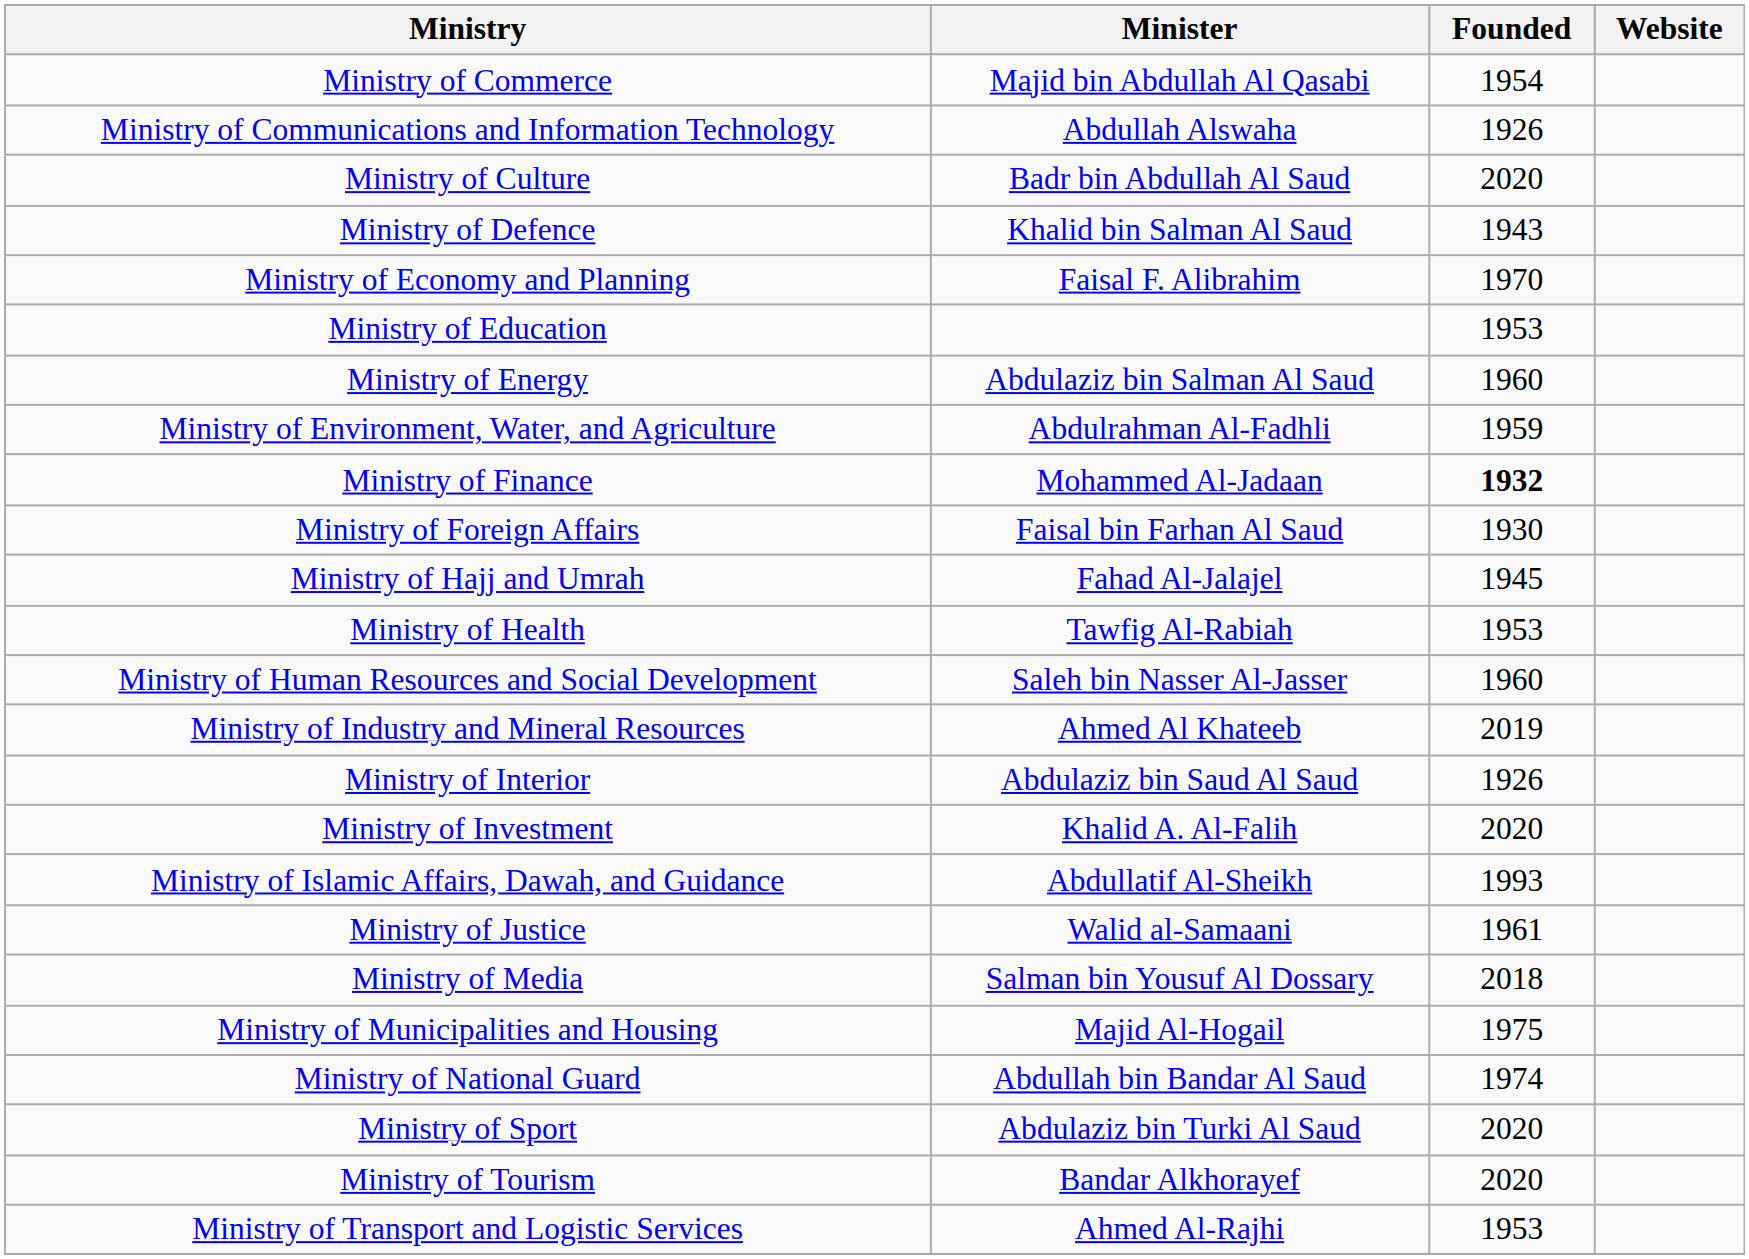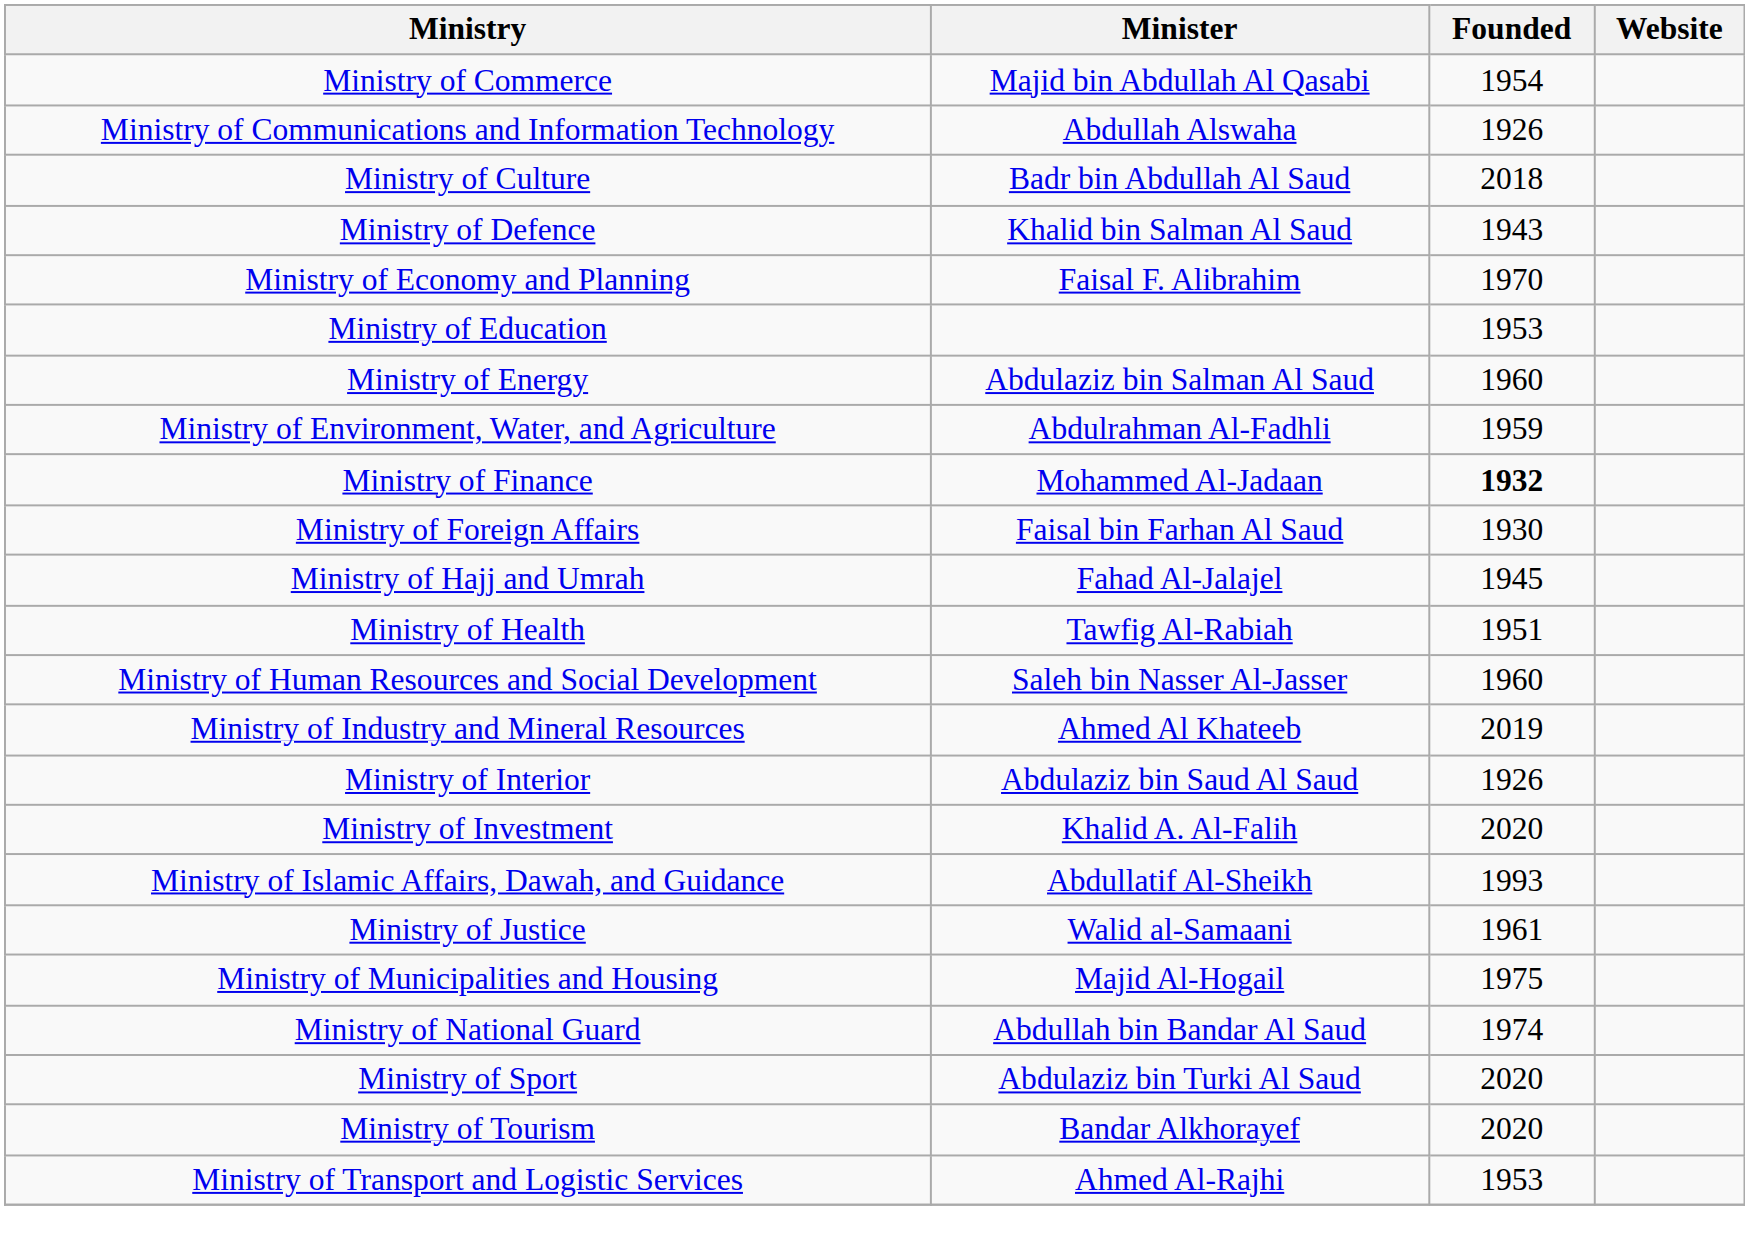(1512, 179) 2020 -> (1512, 179) 2018
(1512, 629) 1953 -> (1512, 629) 1951
- row: (468, 979)
